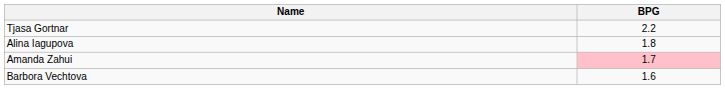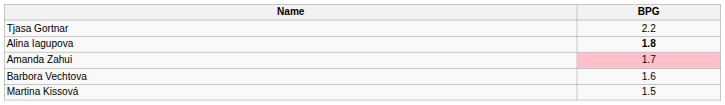(649, 44) normal -> (649, 44) bold
+ row: (42, 92)
